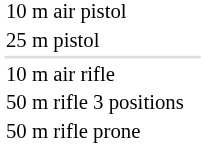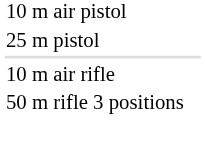- row: (73, 131)
